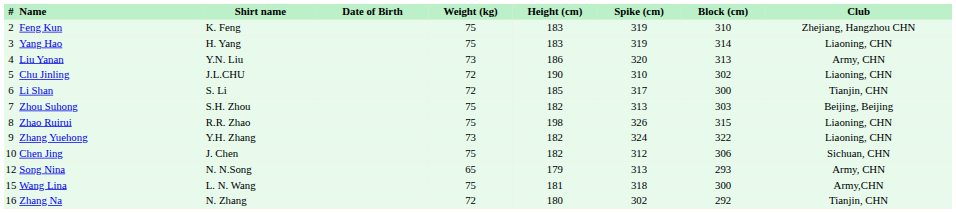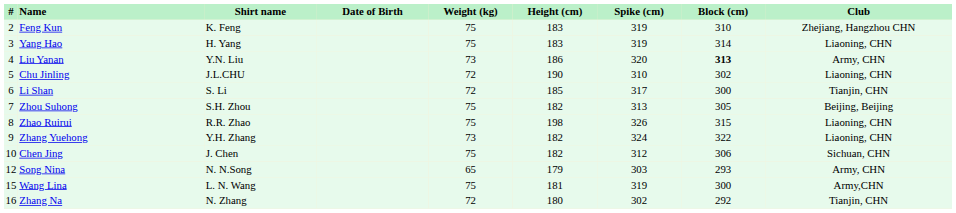(723, 59) normal -> (723, 59) bold
(723, 106) 303 -> (723, 106) 305
(639, 169) 313 -> (639, 169) 303
(639, 185) 318 -> (639, 185) 319
